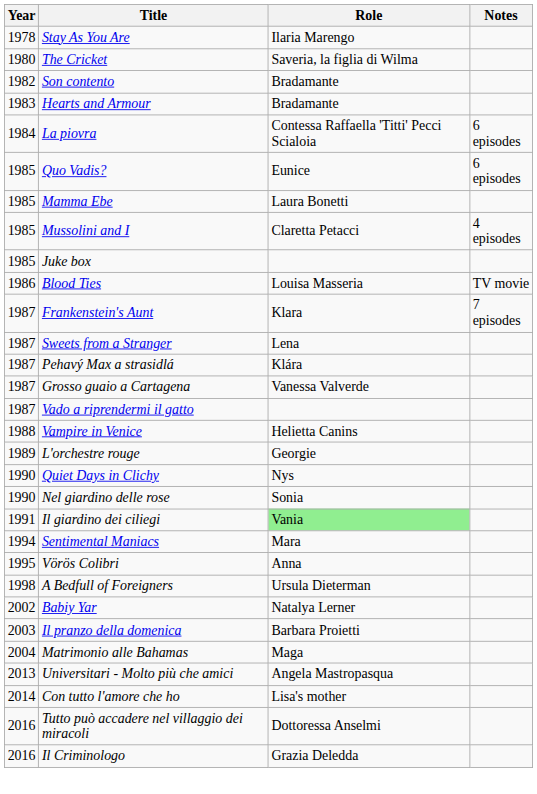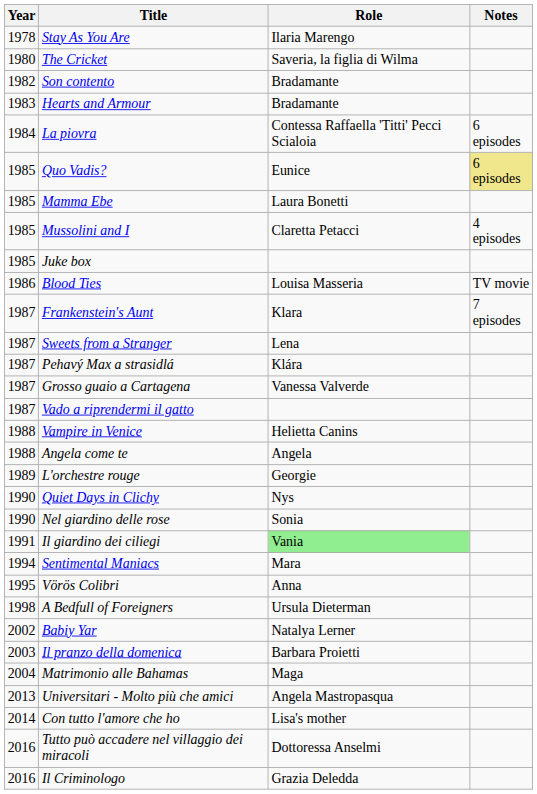(497, 171) no background -> (497, 171) khaki background
+ row: (85, 453)
